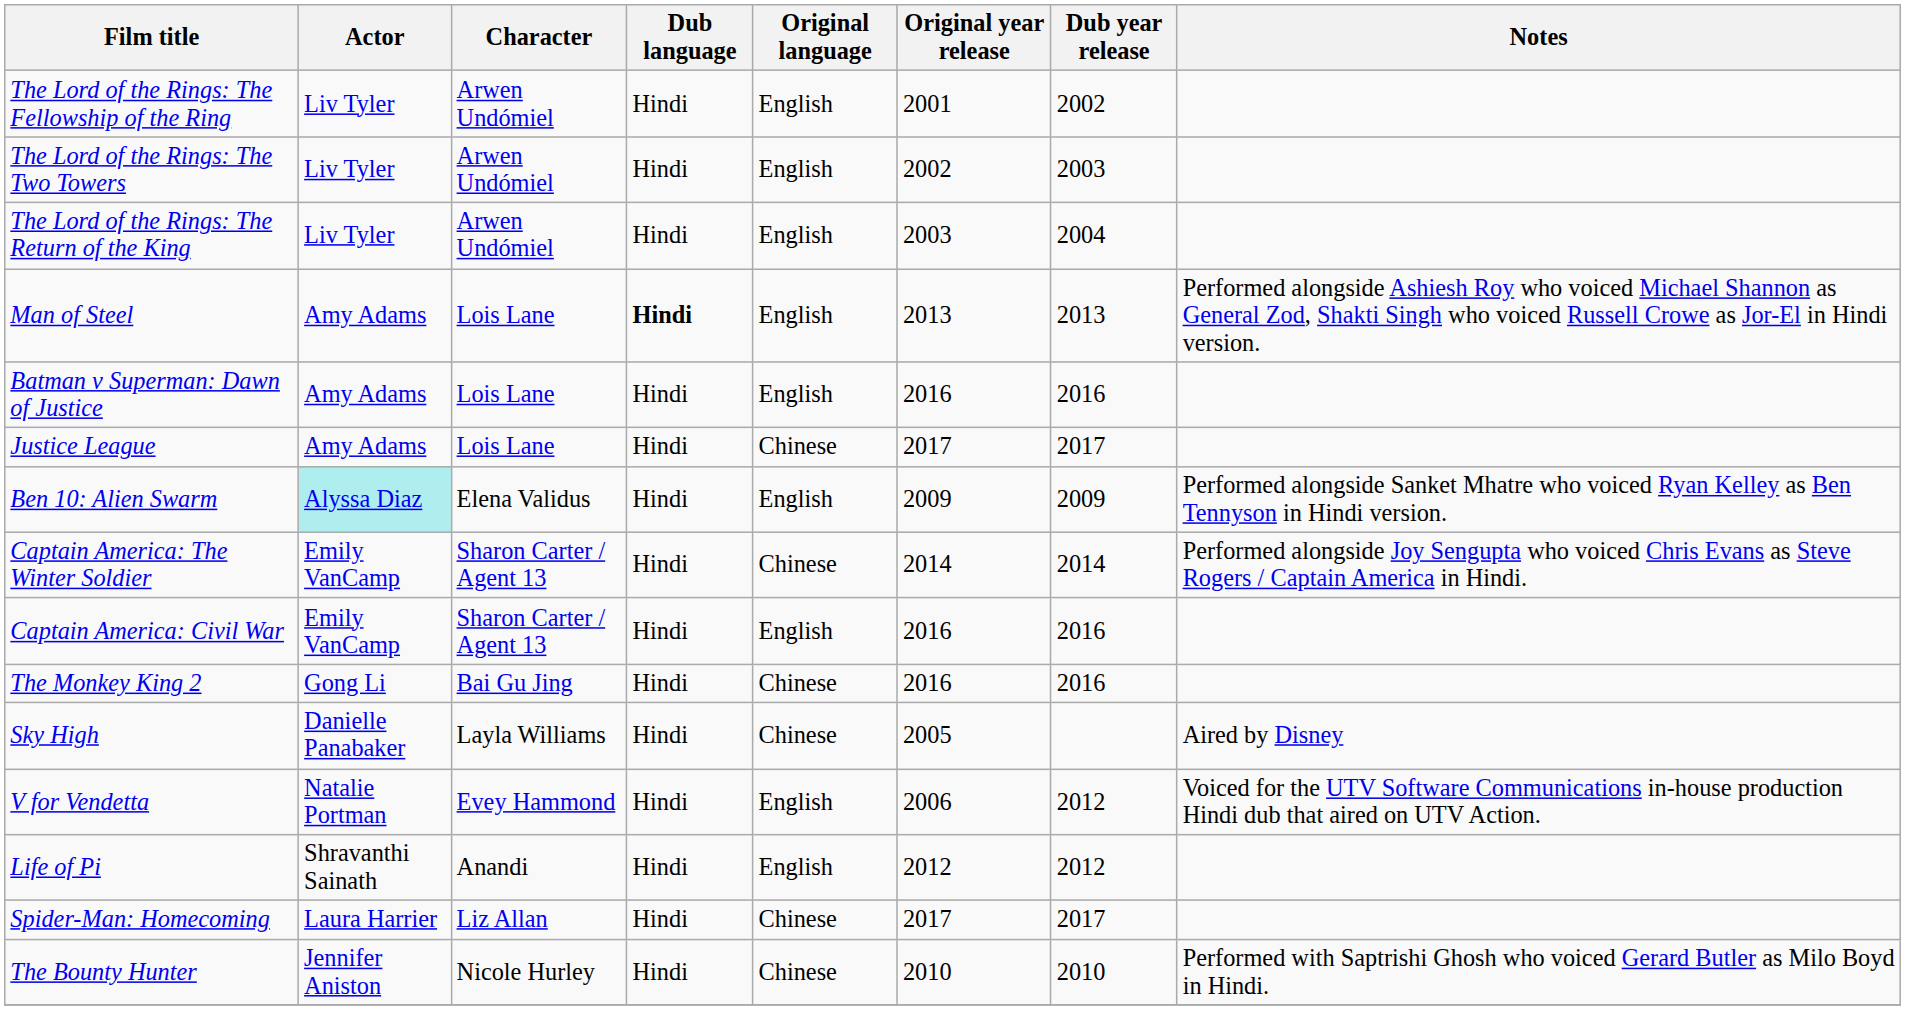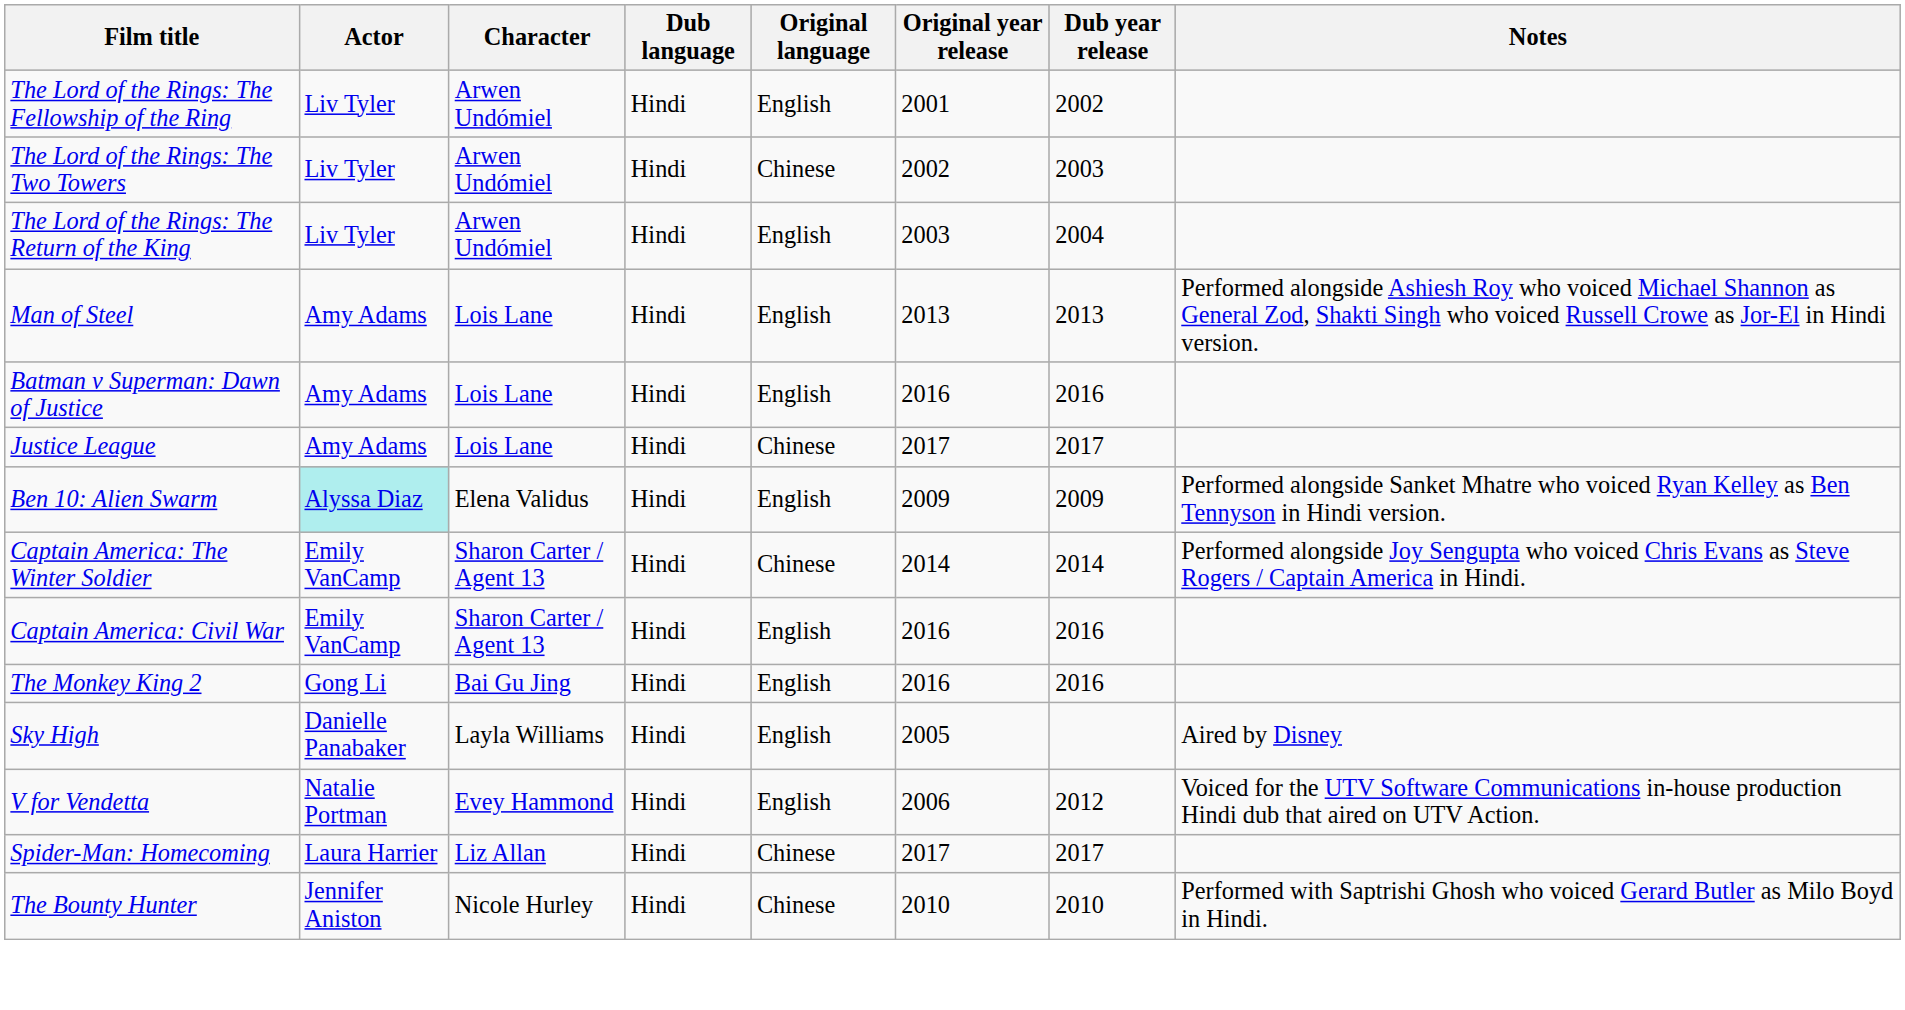(796, 169) English -> (796, 169) Chinese
(662, 314) bold -> (659, 314) normal
(798, 683) Chinese -> (794, 683) English
(798, 735) Chinese -> (794, 735) English
- row: (56, 867)
